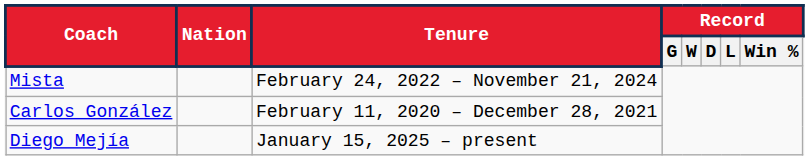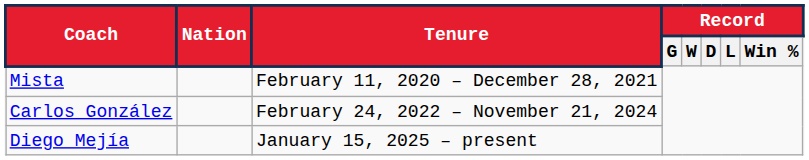(457, 82) February 24, 2022 – November 21, 2024 -> (457, 82) February 11, 2020 – December 28, 2021
(457, 111) February 11, 2020 – December 28, 2021 -> (457, 111) February 24, 2022 – November 21, 2024
